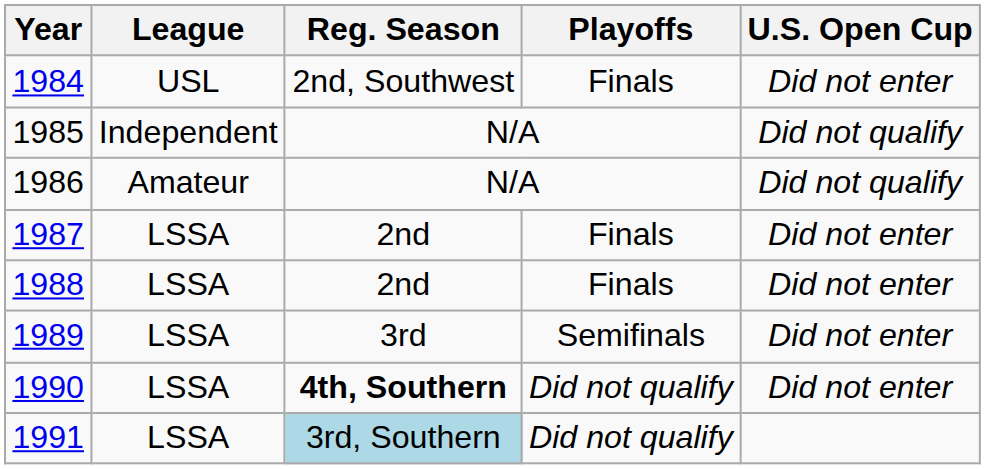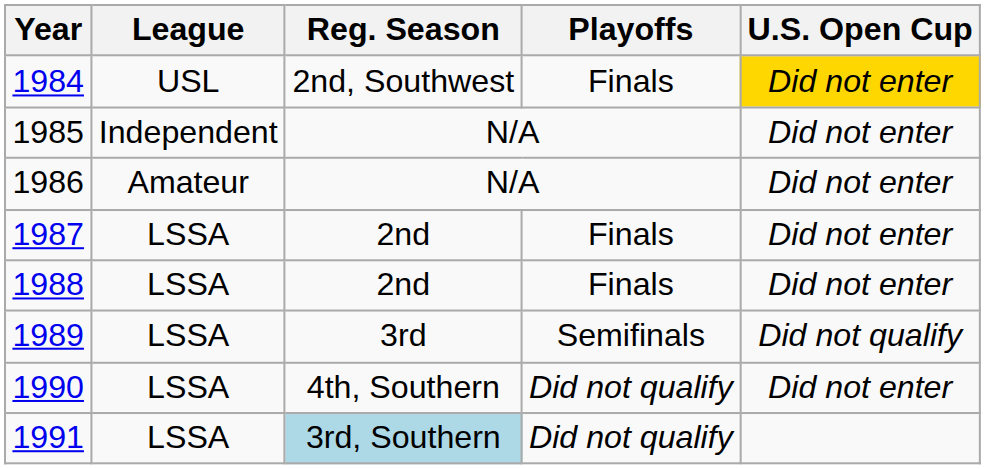(860, 81) no background -> (860, 81) gold background
(860, 132) Did not qualify -> (860, 132) Did not enter
(860, 183) Did not qualify -> (860, 183) Did not enter
(860, 336) Did not enter -> (860, 336) Did not qualify
(403, 387) bold -> (403, 387) normal
